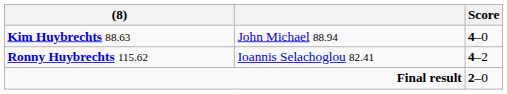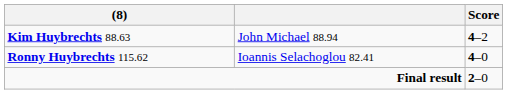(478, 36) 4–0 -> (478, 36) 4–2
(478, 57) 4–2 -> (478, 57) 4–0
